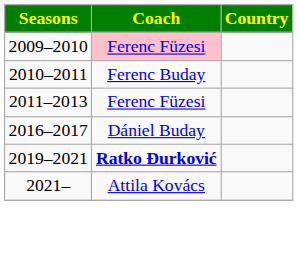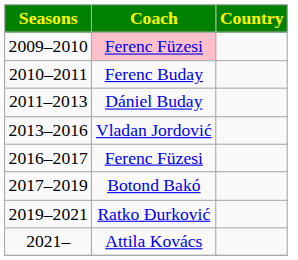(156, 102) Ferenc Füzesi -> (154, 102) Dániel Buday
+ row: (48, 130)
(156, 130) Dániel Buday -> (154, 158) Ferenc Füzesi
+ row: (48, 185)
(156, 158) bold -> (154, 213) normal
